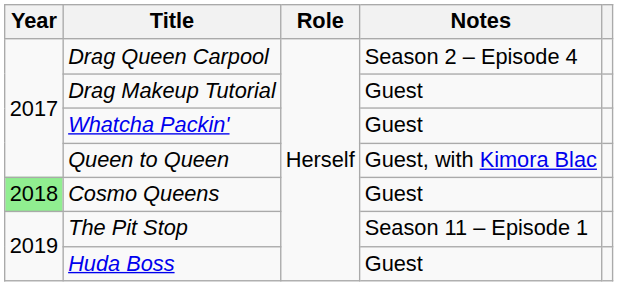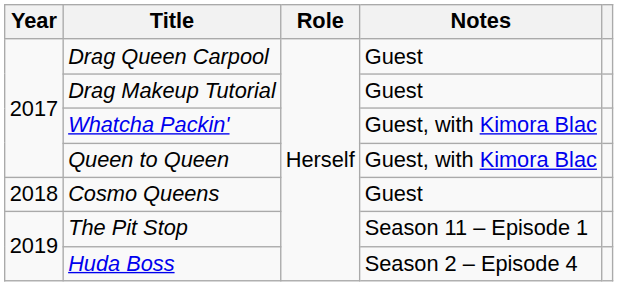(471, 56) Season 2 – Episode 4 -> (394, 56) Guest
(394, 125) Guest -> (481, 125) Guest, with Kimora Blac
(34, 194) lightgreen background -> (34, 194) no background
(394, 263) Guest -> (471, 263) Season 2 – Episode 4
